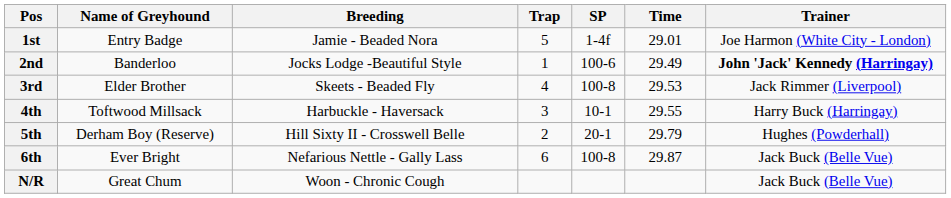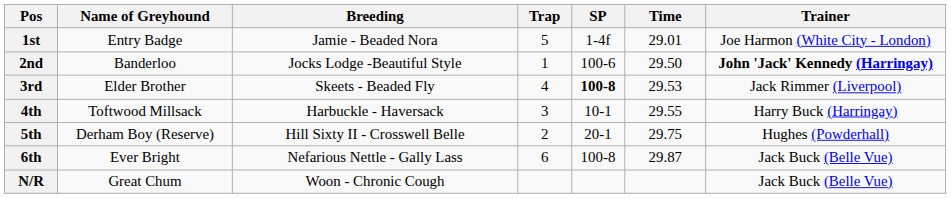(665, 63) 29.49 -> (665, 63) 29.50
(598, 87) normal -> (598, 87) bold
(665, 134) 29.79 -> (665, 134) 29.75
